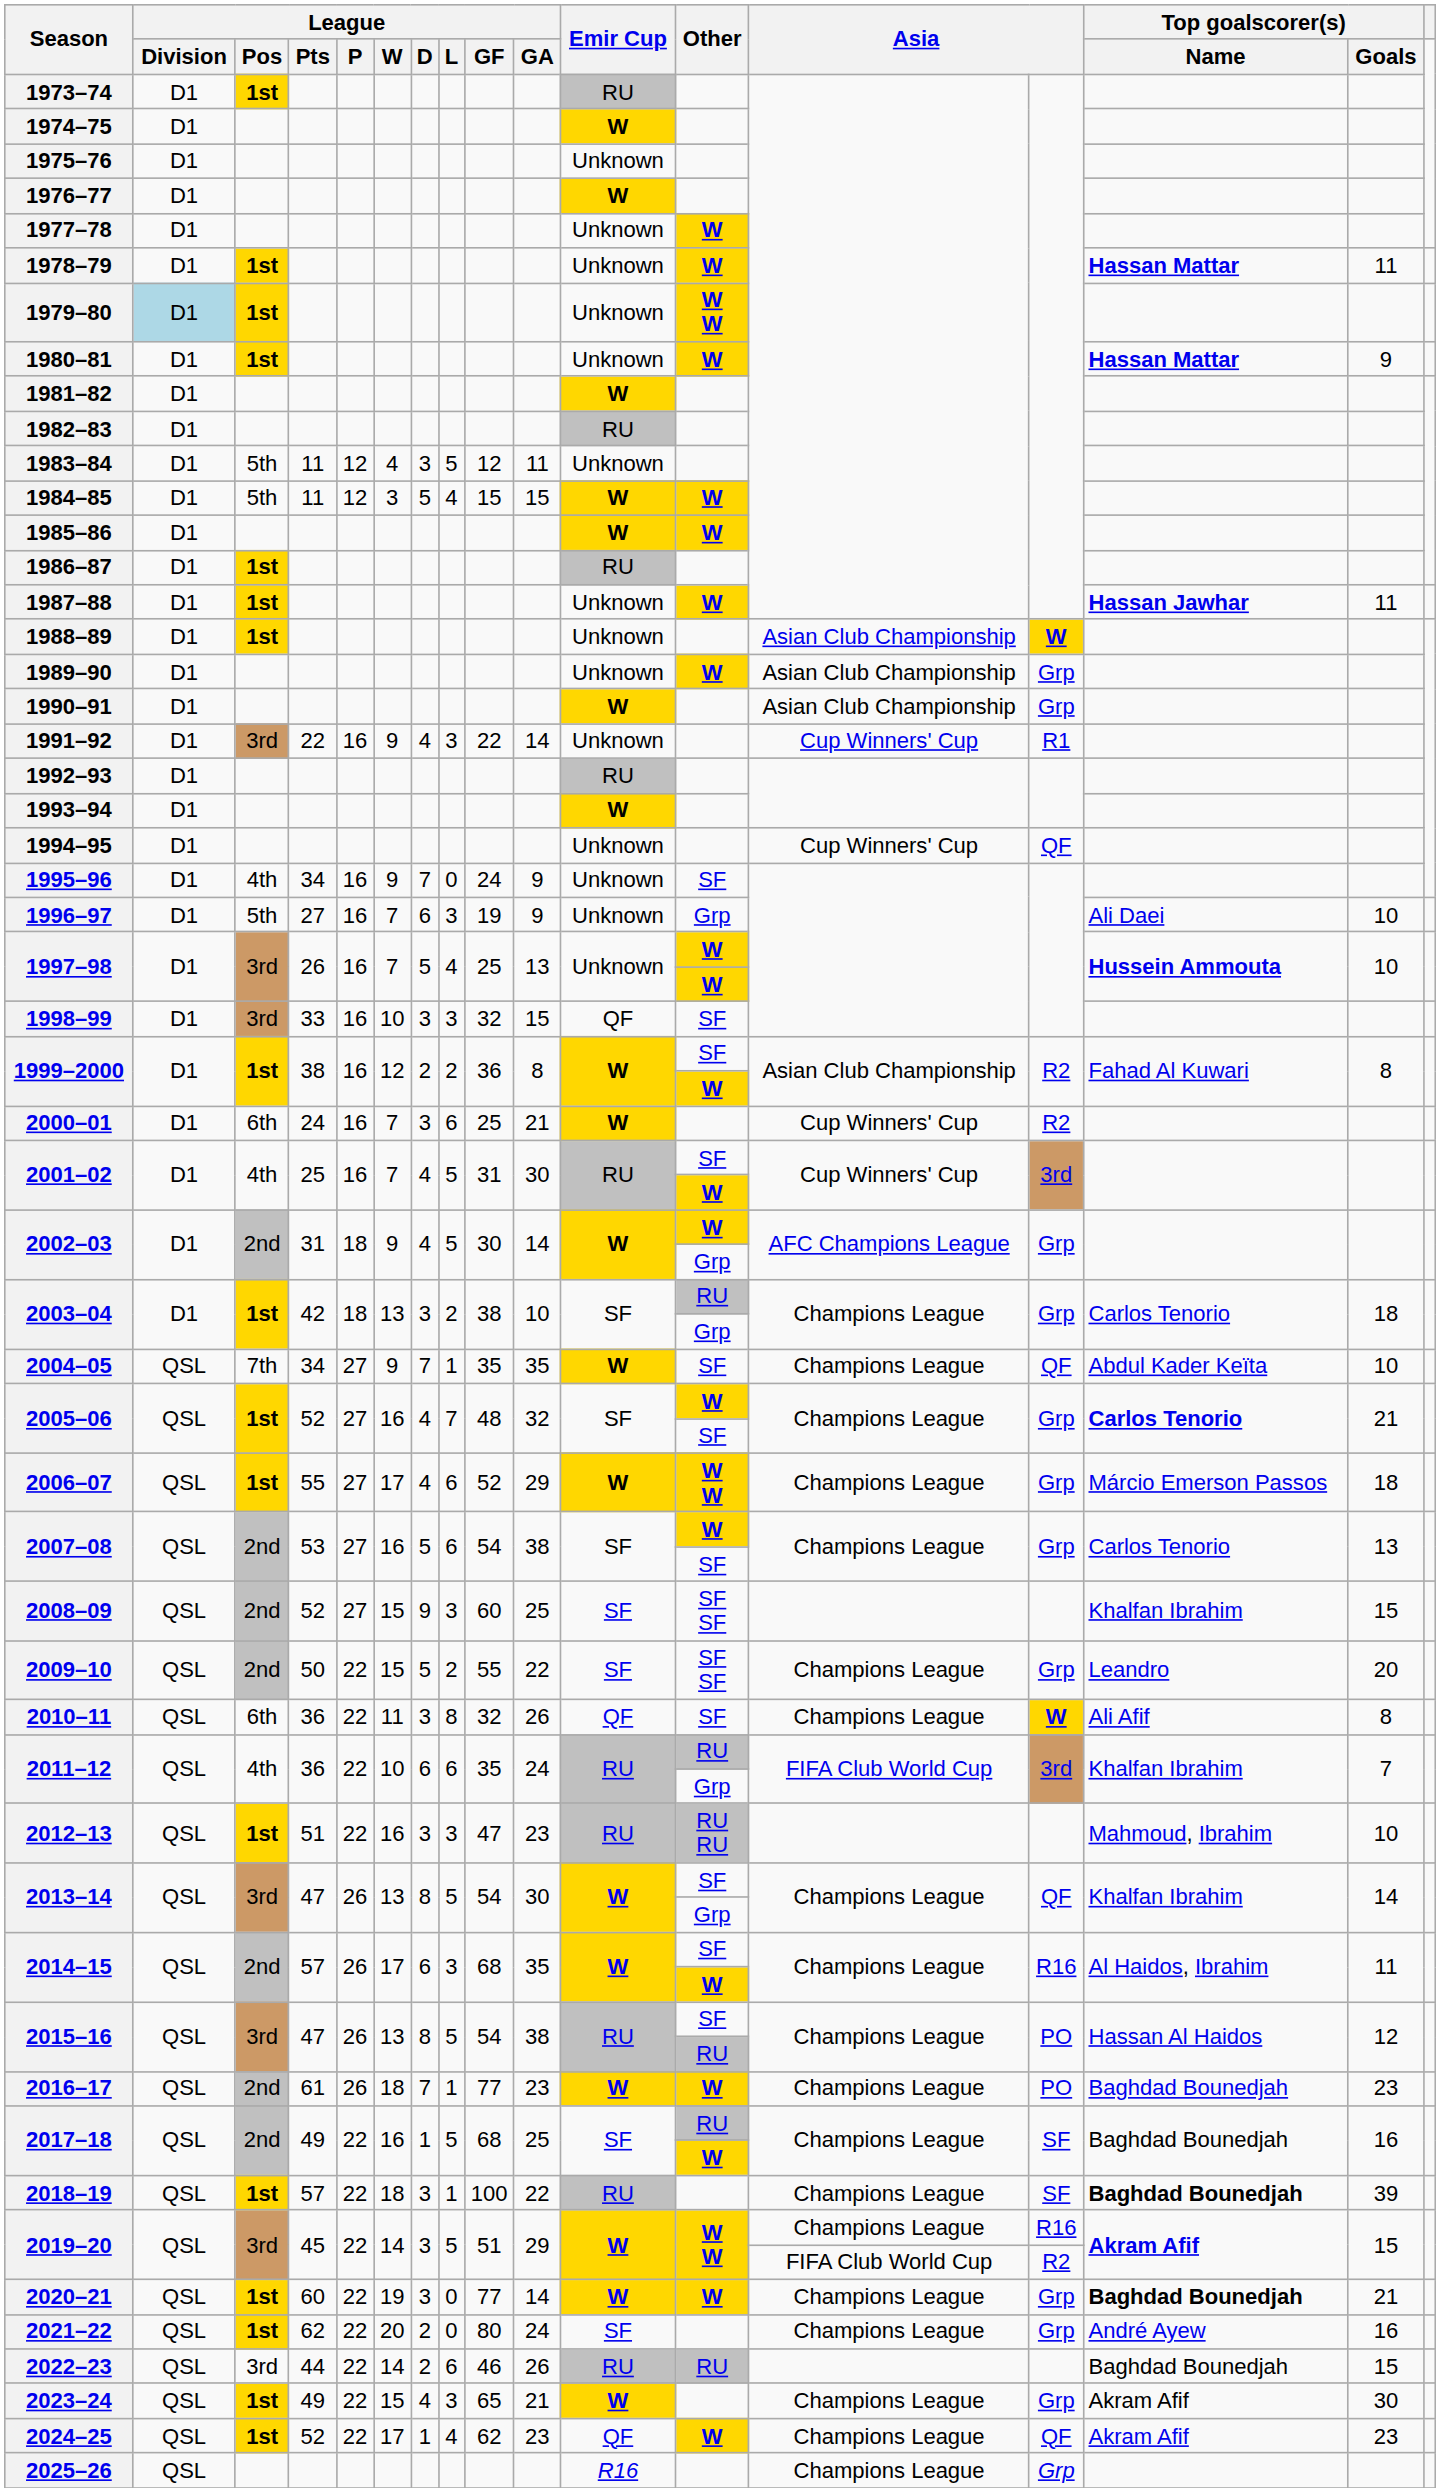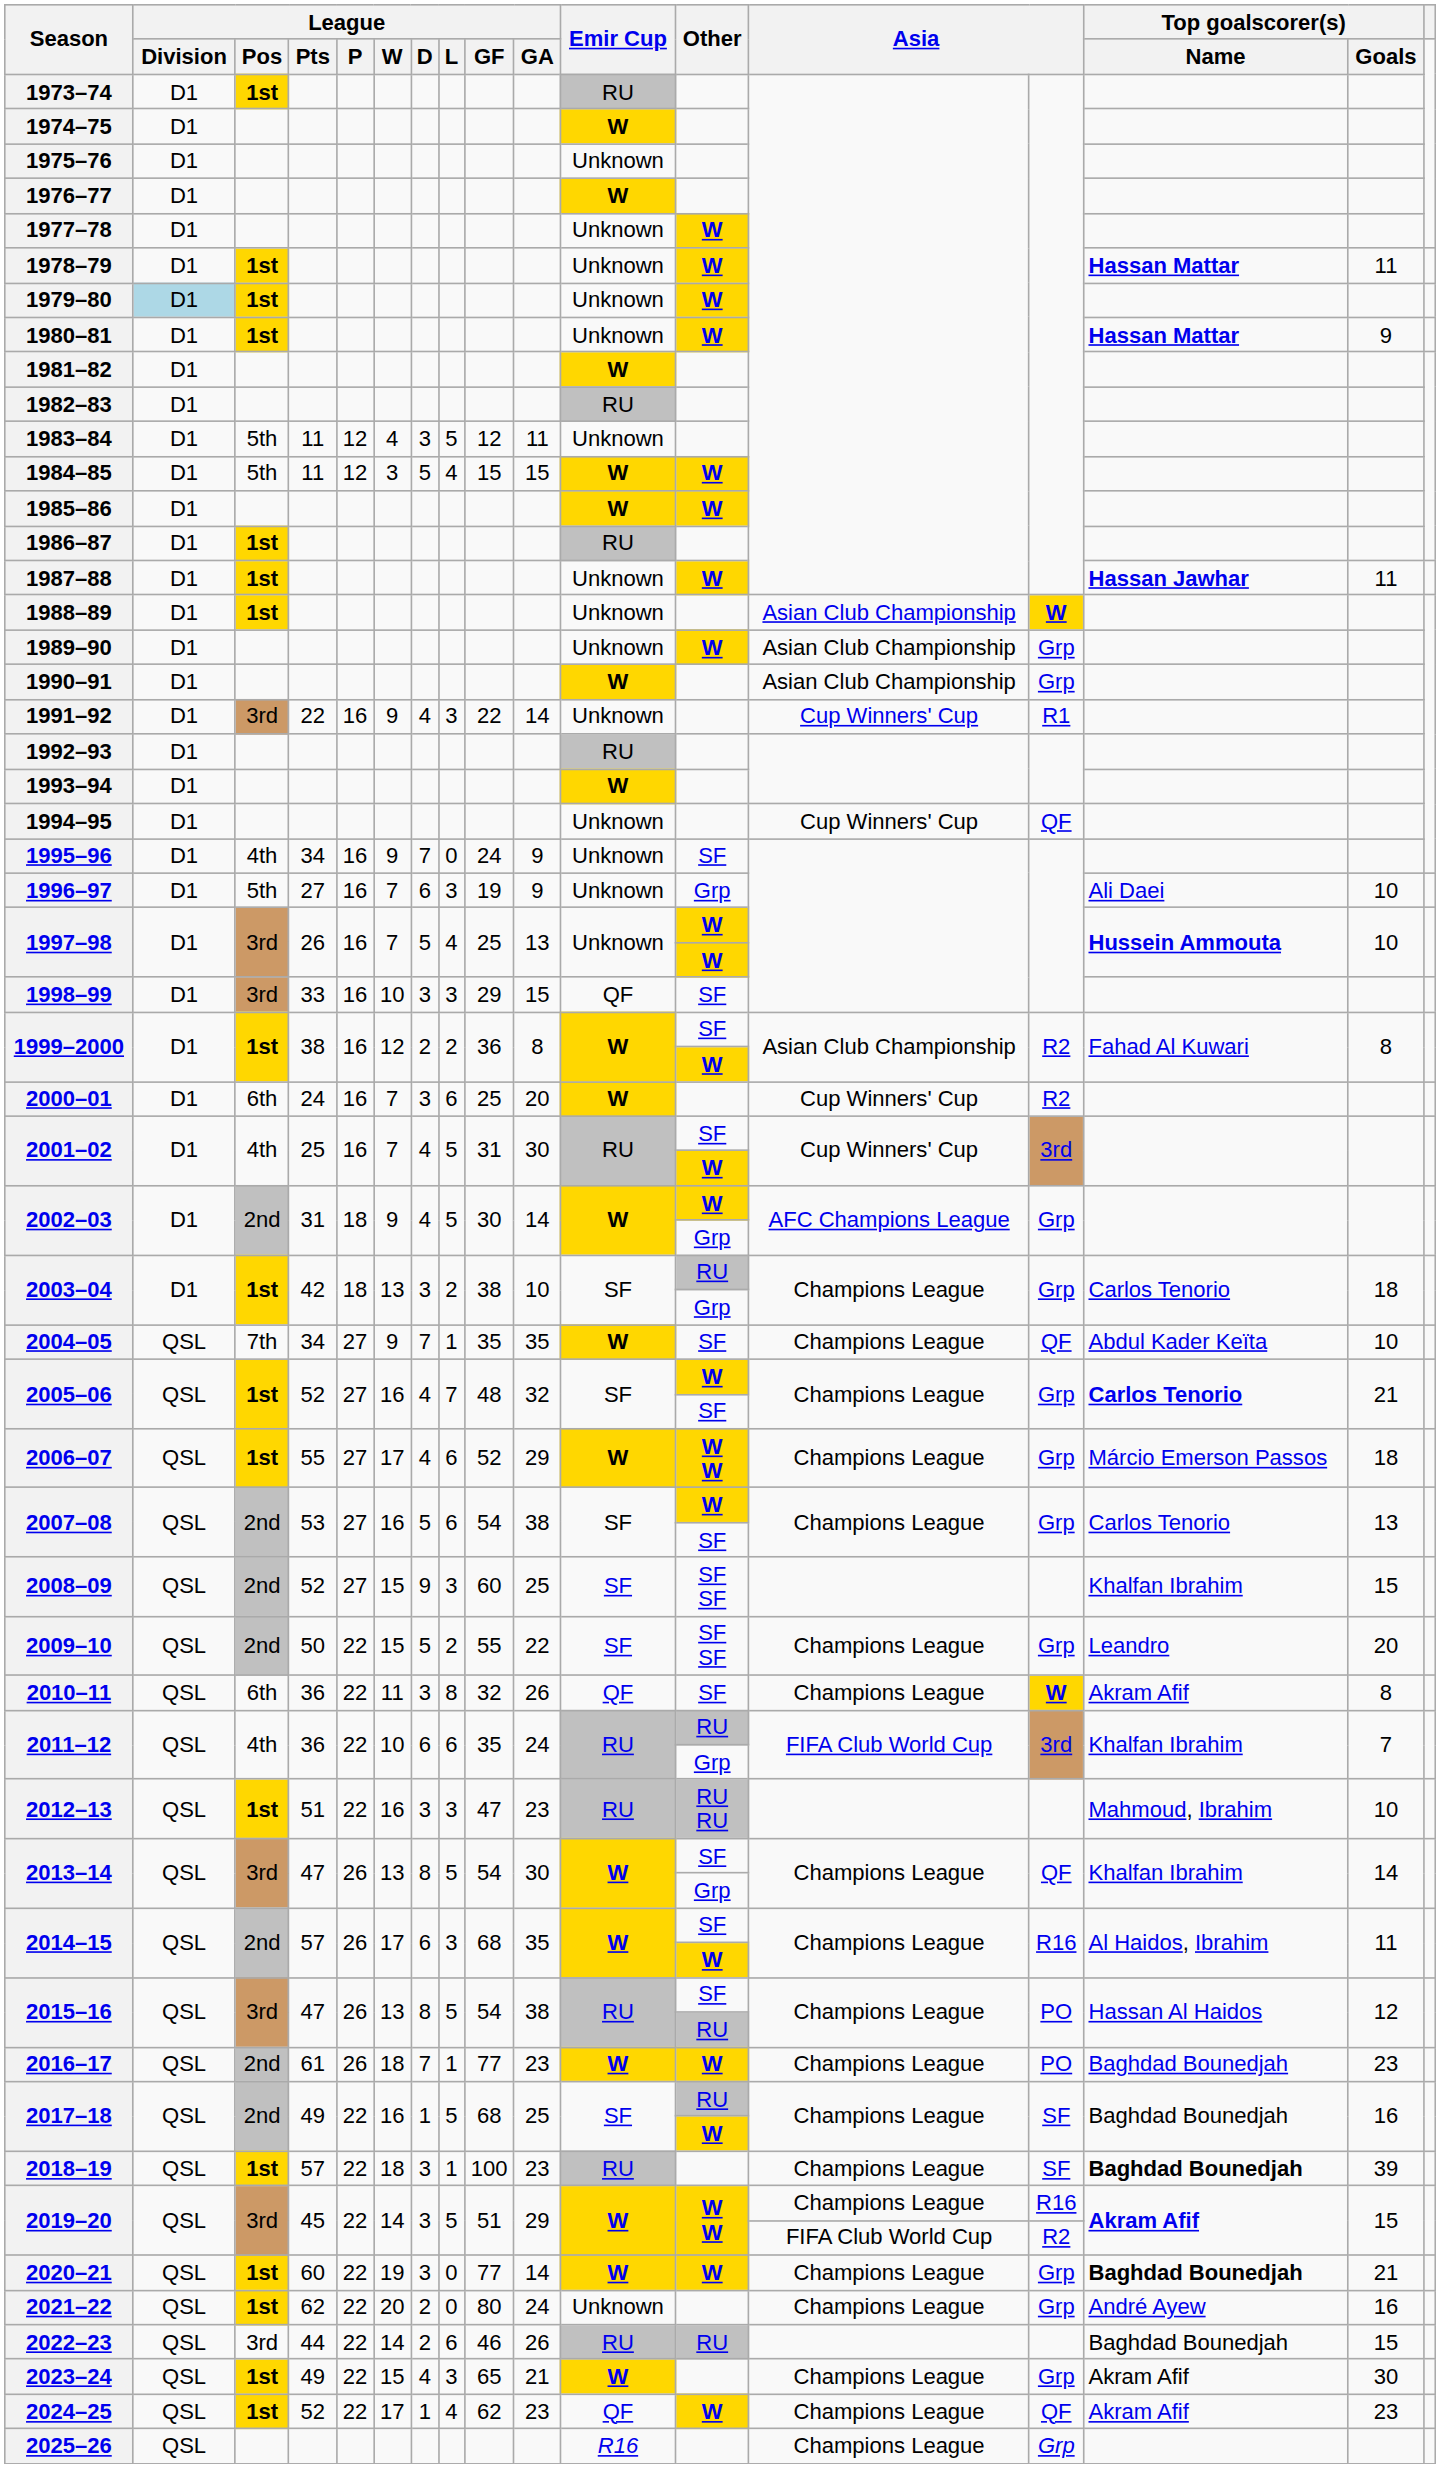(712, 312) W W -> (712, 300) W
(489, 1018) 32 -> (489, 994) 29
(537, 1123) 21 -> (537, 1098) 20
(1119, 1716) Ali Afif -> (1139, 1692) Akram Afif
(537, 2192) 22 -> (537, 2168) 23
(618, 2331) SF -> (618, 2307) Unknown
